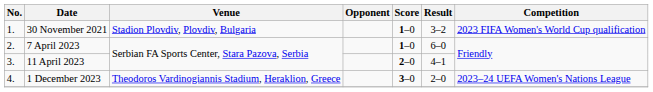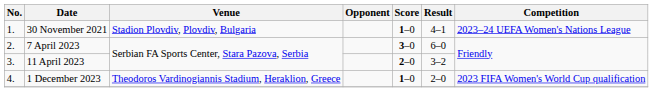(438, 29) 3–2 -> (438, 29) 4–1
(551, 29) 2023 FIFA Women's World Cup qualification -> (544, 29) 2023–24 UEFA Women's Nations League
(407, 45) 1–0 -> (407, 45) 3–0
(438, 62) 4–1 -> (438, 62) 3–2
(407, 78) 3–0 -> (407, 78) 1–0
(544, 78) 2023–24 UEFA Women's Nations League -> (551, 78) 2023 FIFA Women's World Cup qualification
